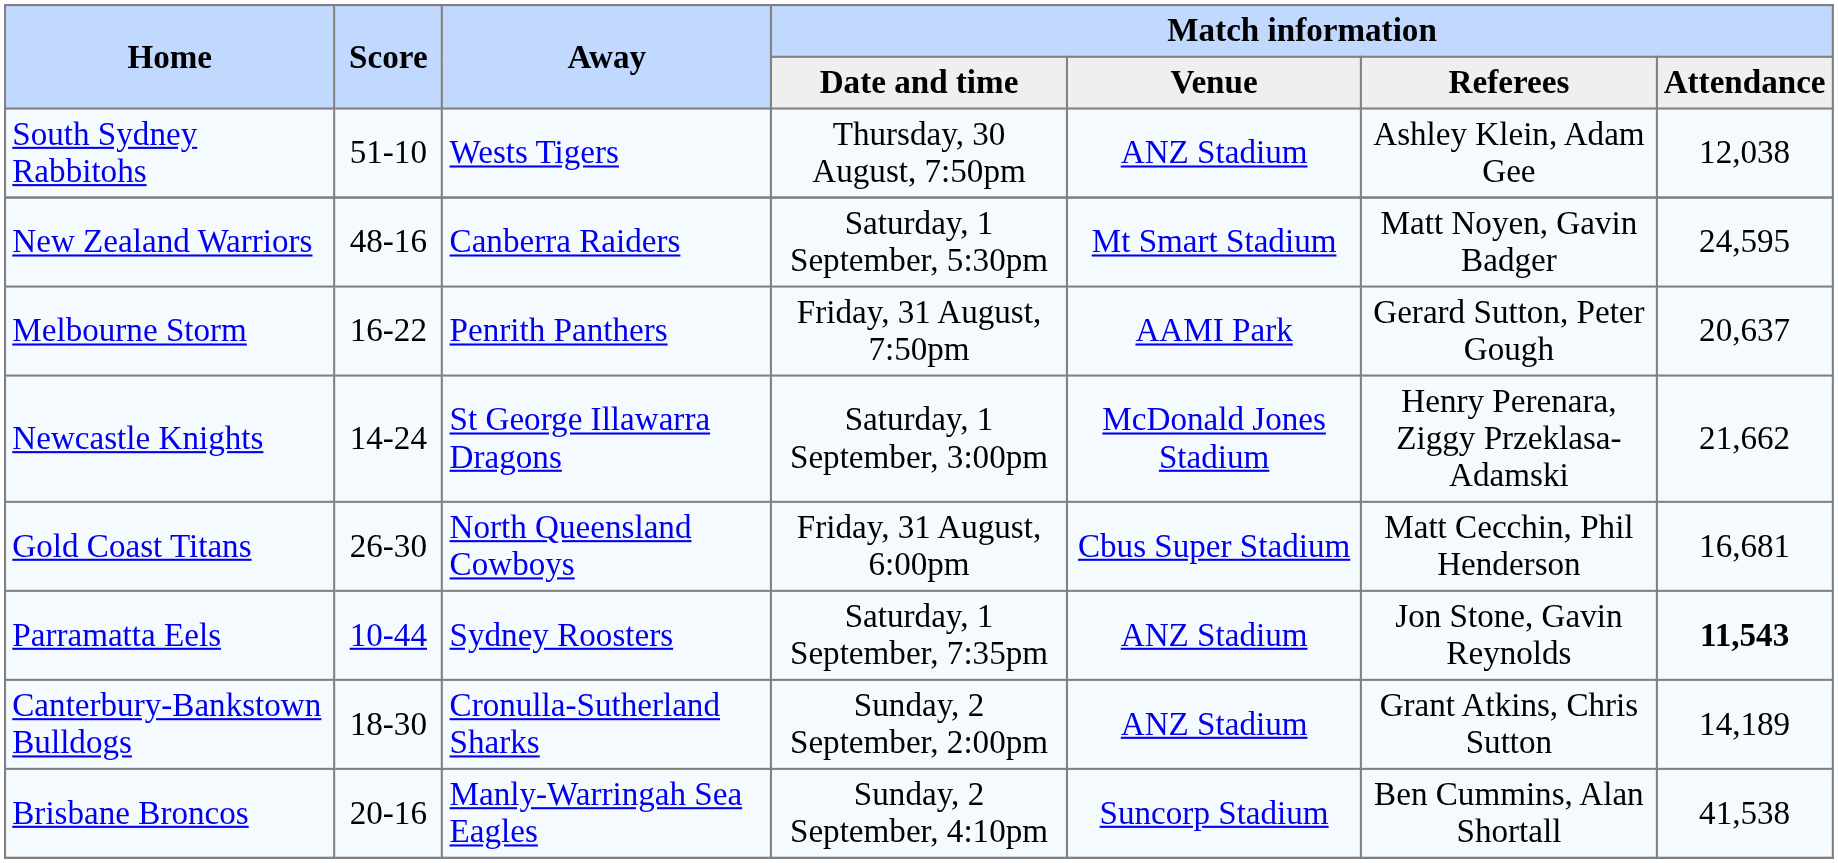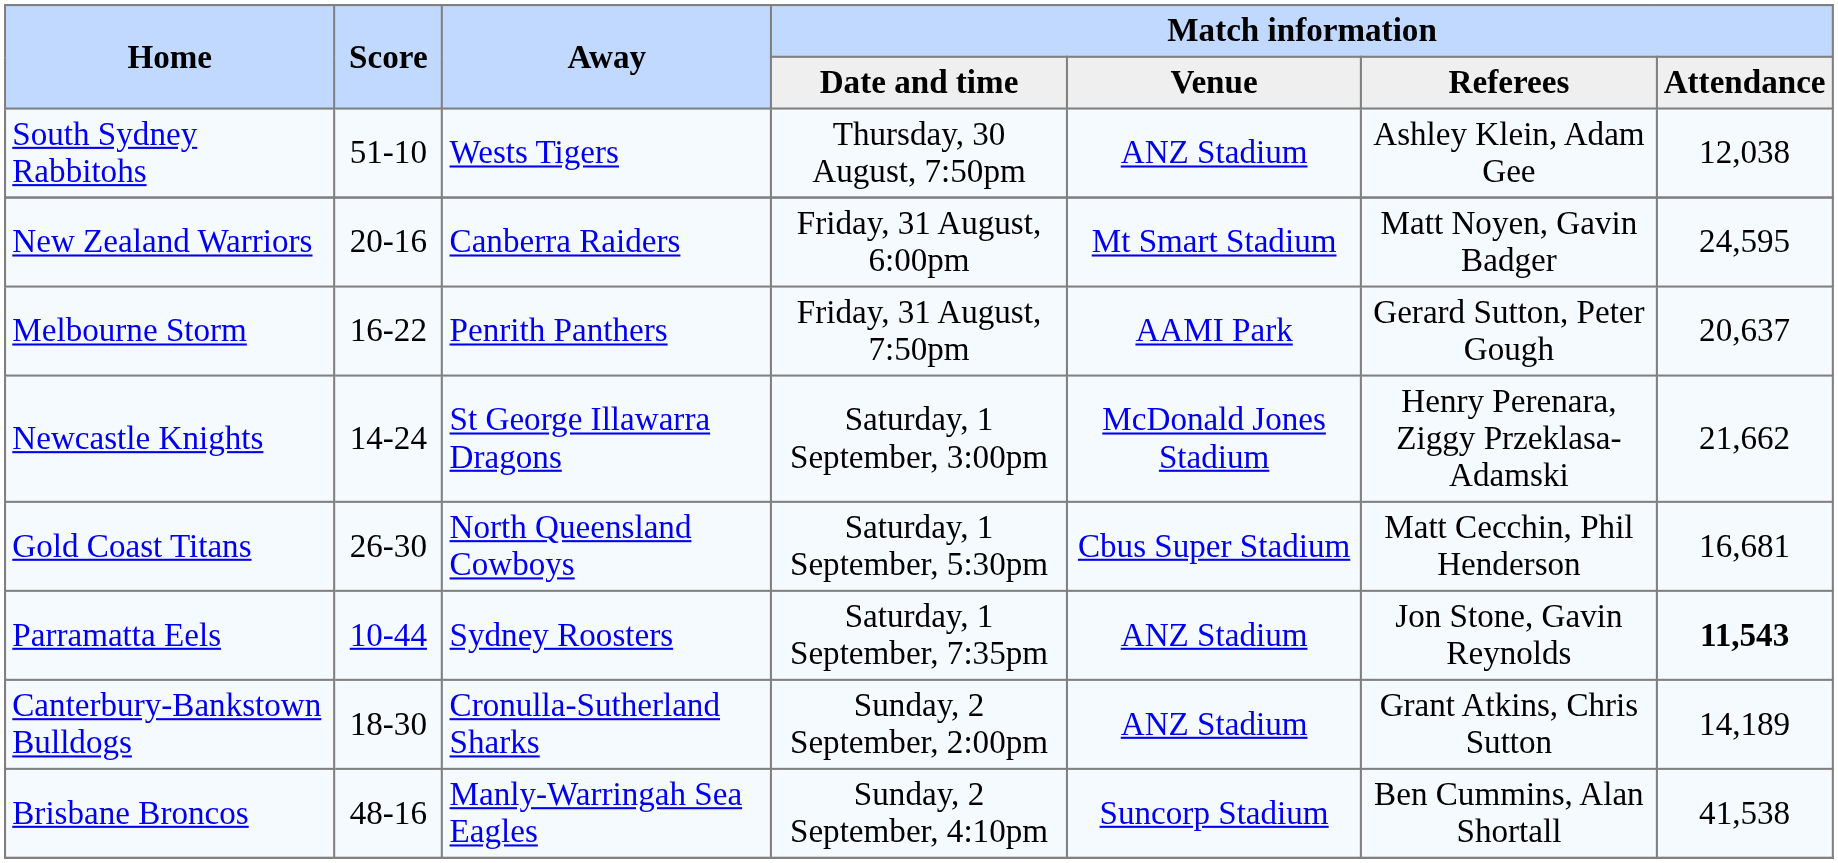(388, 241) 48-16 -> (388, 241) 20-16
(919, 241) Saturday, 1 September, 5:30pm -> (919, 241) Friday, 31 August, 6:00pm
(919, 545) Friday, 31 August, 6:00pm -> (919, 545) Saturday, 1 September, 5:30pm
(388, 812) 20-16 -> (388, 812) 48-16
